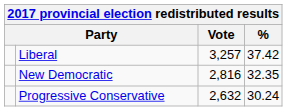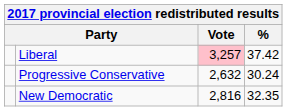(225, 55) no background -> (225, 55) pink background
rows swapped: (66, 75) <-> (92, 95)
